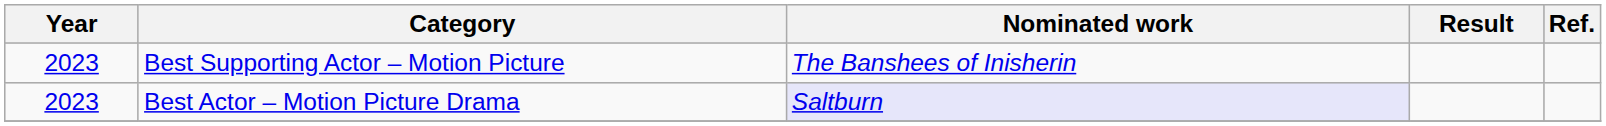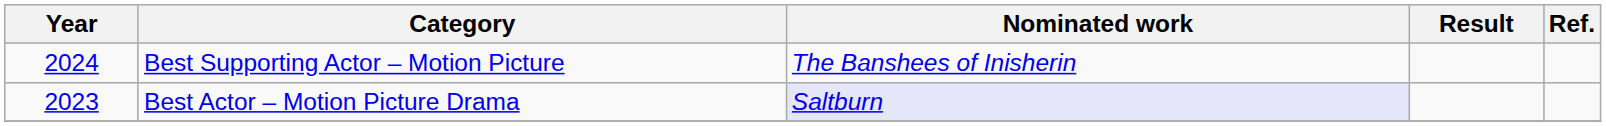(72, 62) 2023 -> (72, 62) 2024
